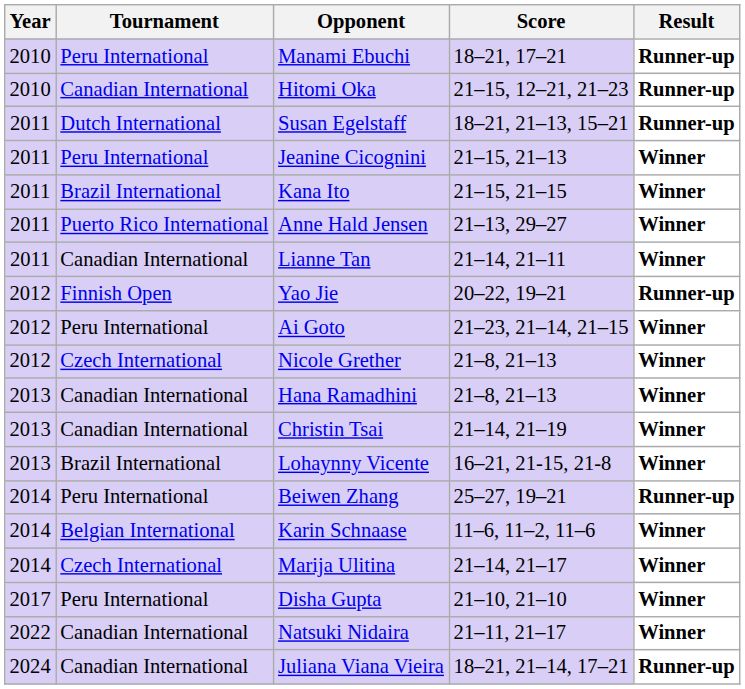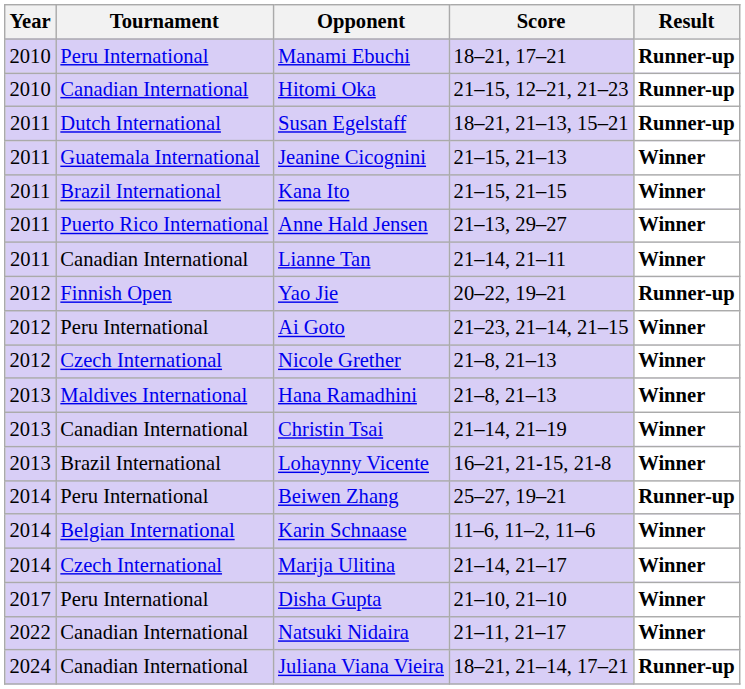(134, 157) Peru International -> (160, 157) Guatemala International
(154, 395) Canadian International -> (154, 395) Maldives International
